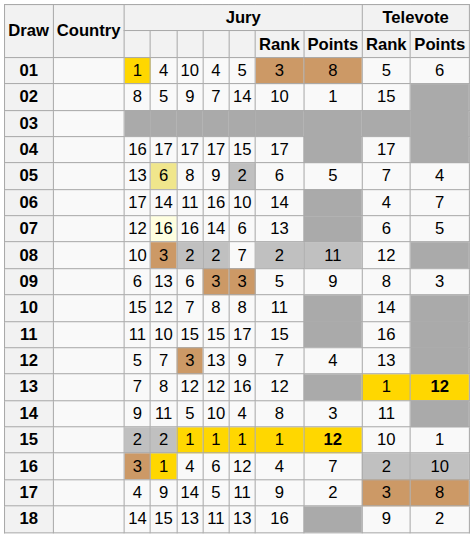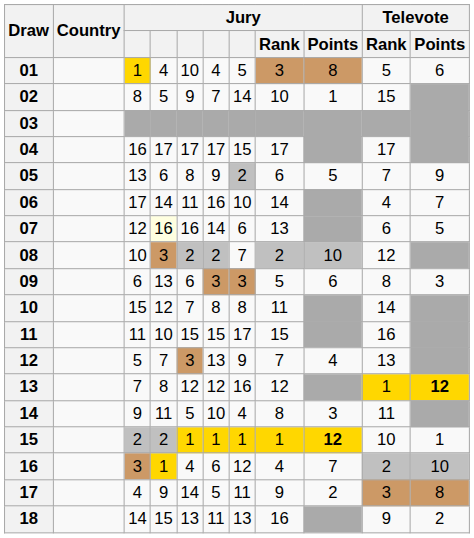(164, 176) khaki background -> (164, 176) no background
(440, 176) 4 -> (440, 176) 9
(333, 255) 11 -> (333, 255) 10
(333, 281) 9 -> (333, 281) 6
